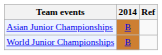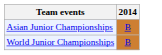- column: (148, 12)
